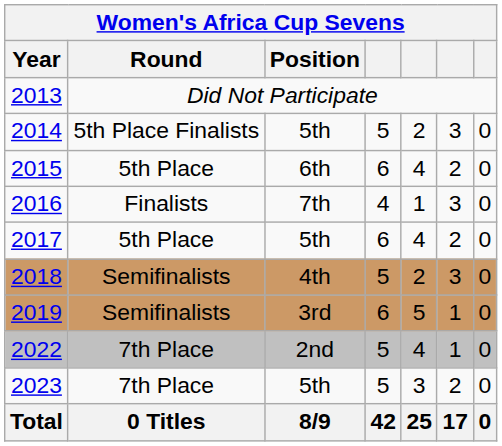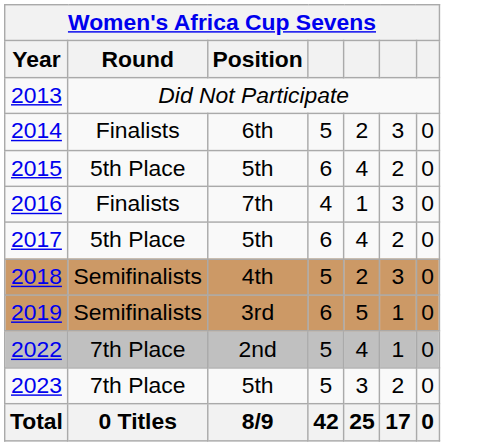(166, 131) 5th Place Finalists -> (138, 131) Finalists
(315, 131) 5th -> (258, 131) 6th
(315, 167) 6th -> (258, 167) 5th
